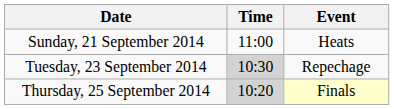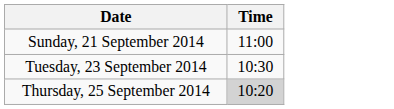- column: (336, 16)
(255, 66) lightgrey background -> (255, 66) no background
